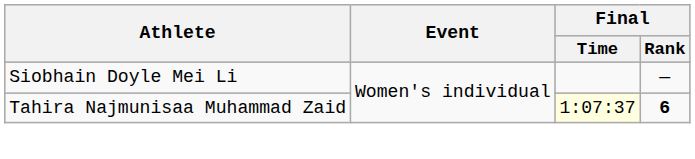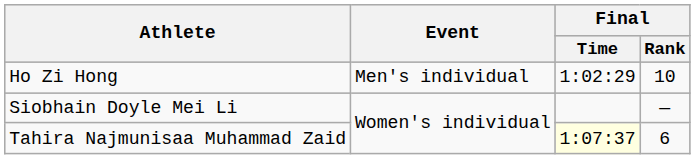+ row: (64, 77)
(665, 108) bold -> (665, 138) normal
